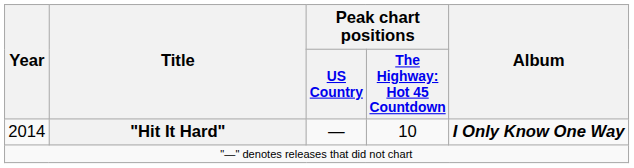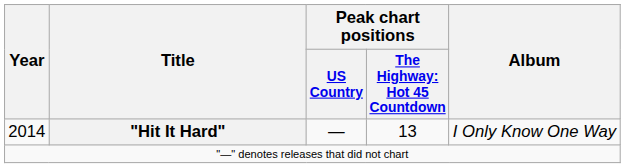(408, 131) 10 -> (408, 131) 13
(539, 131) bold -> (534, 131) normal
